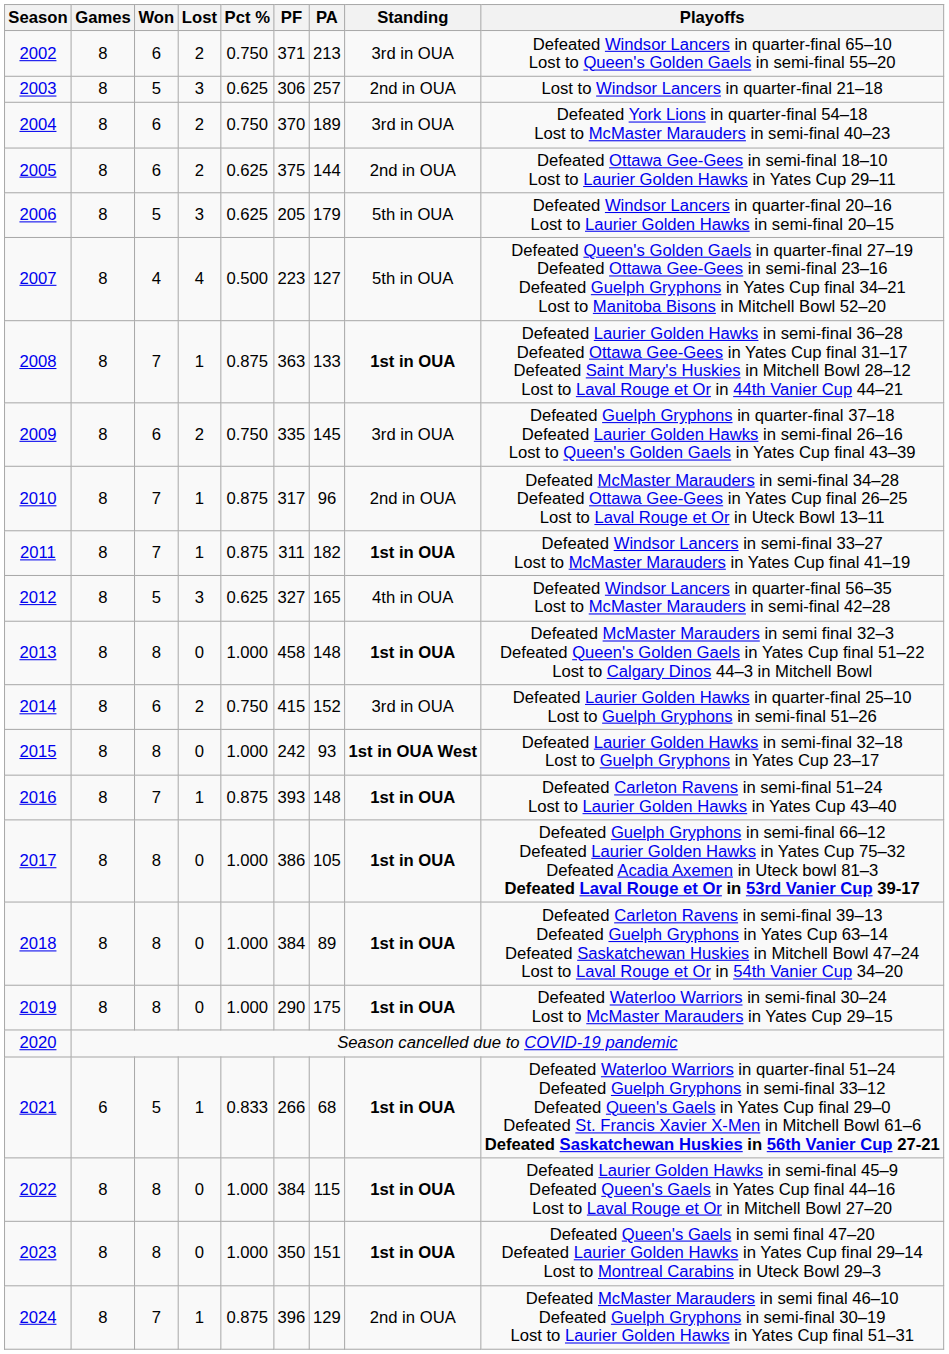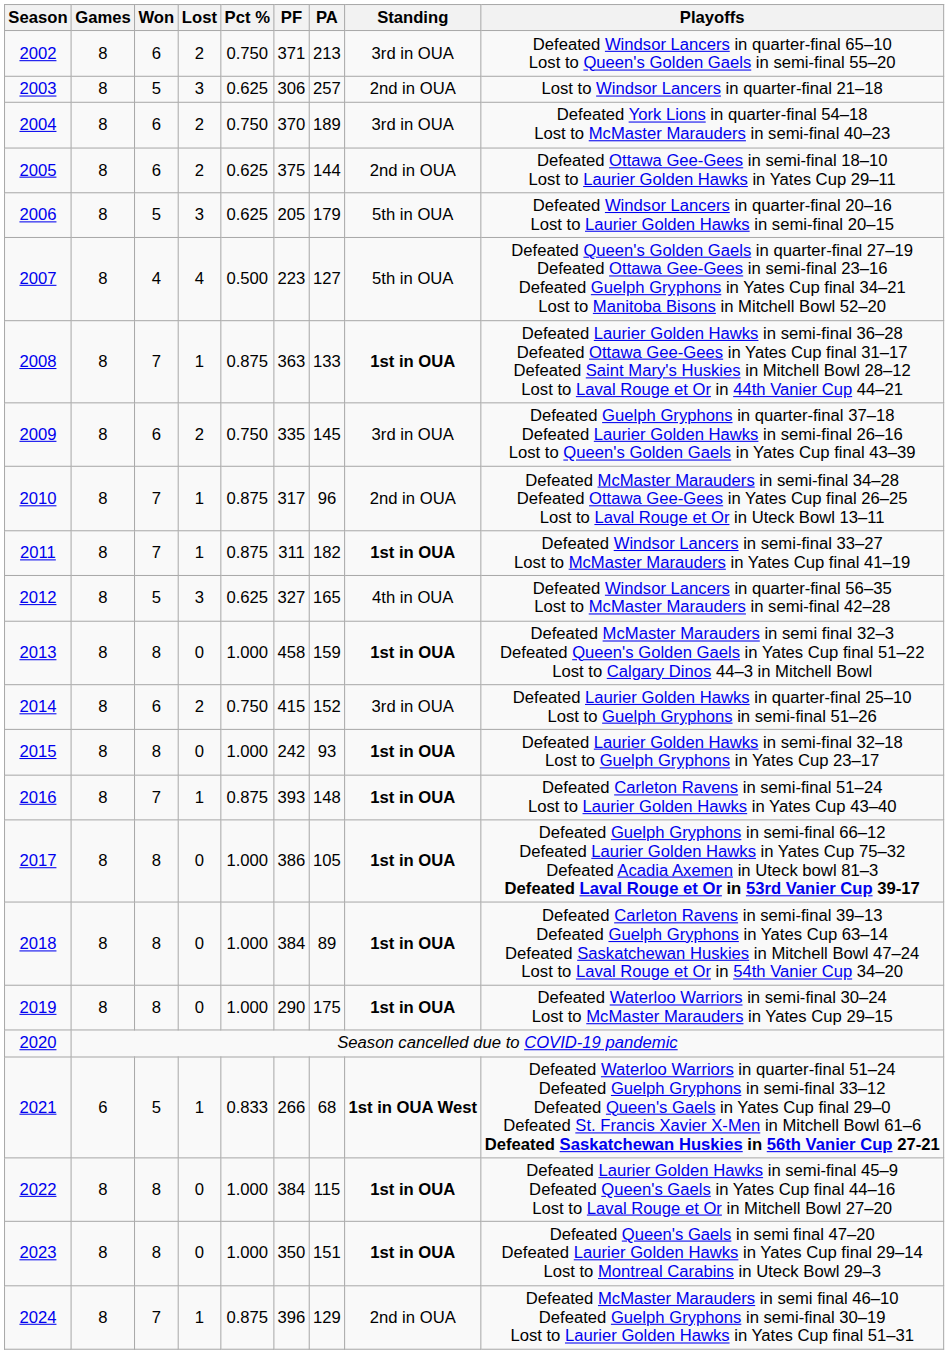(327, 652) 148 -> (327, 652) 159
(413, 752) 1st in OUA West -> (413, 752) 1st in OUA
(413, 1107) 1st in OUA -> (413, 1107) 1st in OUA West
